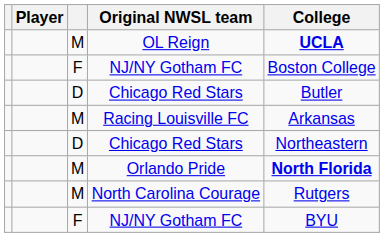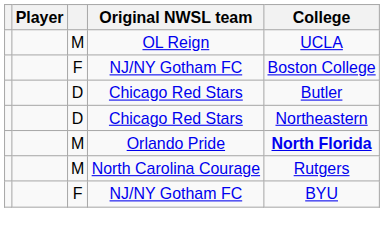(322, 43) bold -> (322, 43) normal
- row: (78, 118)
